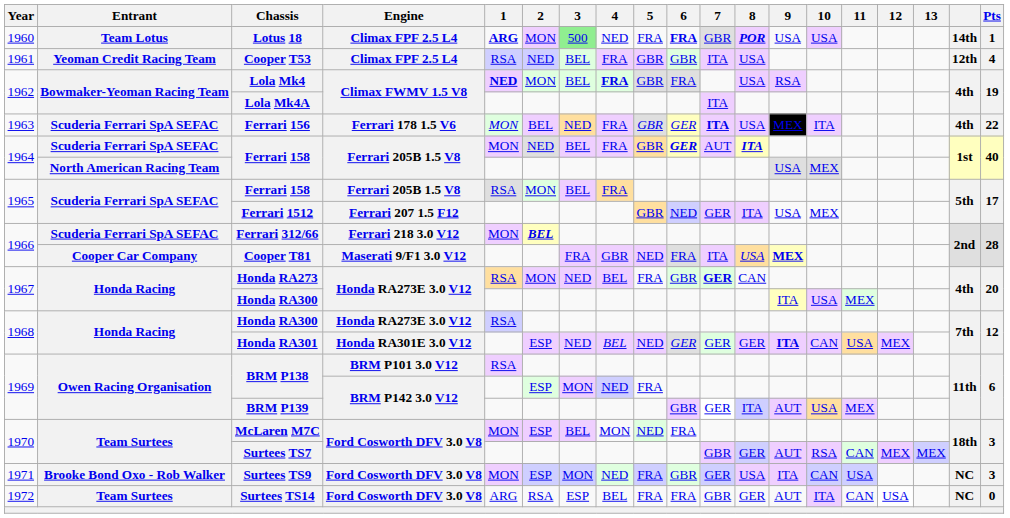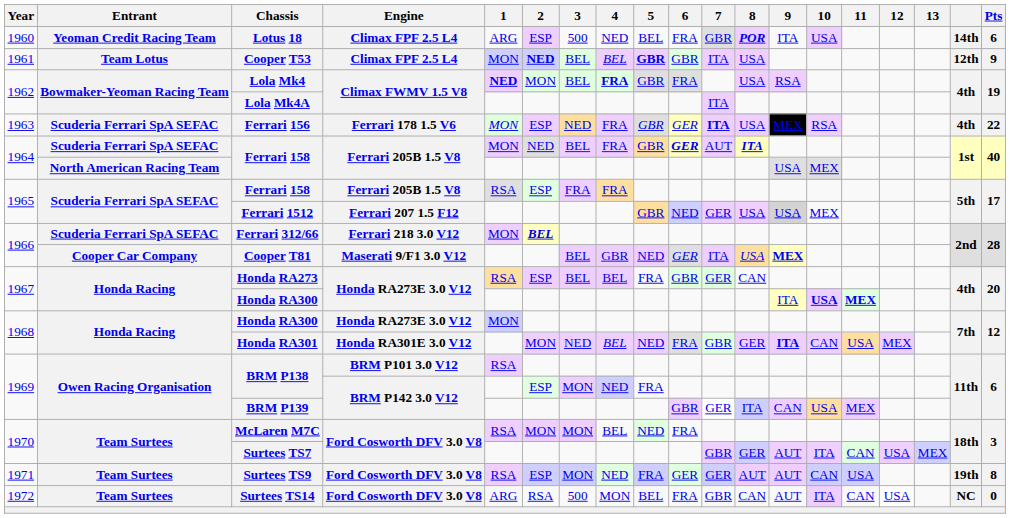(135, 37) Team Lotus -> (135, 37) Yeoman Credit Racing Team
(503, 37) bold -> (503, 37) normal
(541, 37) MON -> (541, 37) ESP
(578, 37) lightgreen background -> (578, 37) no background
(650, 37) FRA -> (651, 37) BEL
(683, 37) bold -> (685, 37) normal
(788, 37) USA -> (788, 37) ITA
(992, 37) 1 -> (994, 37) 6
(135, 59) Yeoman Credit Racing Team -> (135, 59) Team Lotus
(503, 59) RSA -> (503, 59) MON
(541, 59) normal -> (541, 59) bold
(615, 59) FRA -> (615, 59) BEL
(650, 59) normal -> (651, 59) bold
(992, 59) 4 -> (994, 59) 9
(541, 125) BEL -> (541, 125) ESP
(824, 125) ITA -> (824, 125) RSA
(541, 190) MON -> (541, 190) ESP
(578, 190) BEL -> (578, 190) FRA
(752, 212) ITA -> (752, 212) USA
(788, 212) no background -> (788, 212) lightgrey background
(578, 256) FRA -> (578, 256) BEL
(683, 256) FRA -> (685, 256) GER
(541, 278) MON -> (541, 278) ESP
(578, 278) NED -> (578, 278) BEL
(718, 278) bold -> (718, 278) normal
(824, 299) normal -> (824, 299) bold
(860, 299) normal -> (861, 299) bold
(503, 321) RSA -> (503, 321) MON
(541, 343) ESP -> (541, 343) MON
(683, 343) GER -> (685, 343) FRA
(718, 343) GER -> (718, 343) GBR
(788, 409) AUT -> (788, 409) CAN
(503, 430) MON -> (503, 430) RSA
(541, 430) ESP -> (541, 430) MON
(578, 430) BEL -> (578, 430) MON
(615, 430) MON -> (615, 430) BEL
(824, 452) RSA -> (824, 452) ITA
(895, 452) MEX -> (897, 452) USA
(135, 474) Brooke Bond Oxo - Rob Walker -> (135, 474) Team Surtees
(503, 474) MON -> (503, 474) RSA
(683, 474) GBR -> (685, 474) GER
(752, 474) USA -> (752, 474) AUT
(788, 474) ITA -> (788, 474) AUT
(965, 474) NC -> (966, 474) 19th
(992, 474) 3 -> (994, 474) 8
(578, 496) ESP -> (578, 496) 500
(615, 496) BEL -> (615, 496) MON
(650, 496) FRA -> (651, 496) BEL
(752, 496) GER -> (752, 496) CAN
